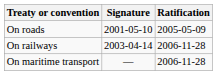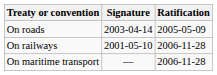(128, 29) 2001-05-10 -> (128, 29) 2003-04-14
(128, 45) 2003-04-14 -> (128, 45) 2001-05-10
